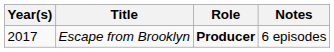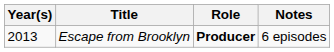(22, 36) 2017 -> (22, 36) 2013
